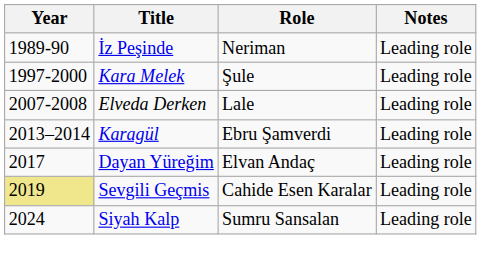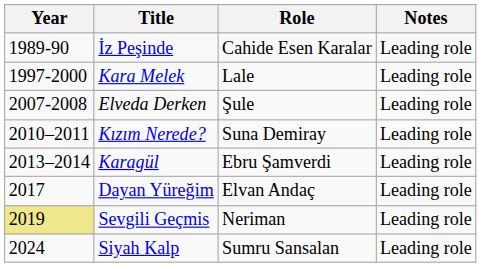(254, 47) Neriman -> (297, 47) Cahide Esen Karalar
(238, 76) Şule -> (238, 76) Lale
(238, 104) Lale -> (238, 104) Şule
+ row: (152, 133)
(297, 190) Cahide Esen Karalar -> (254, 219) Neriman
